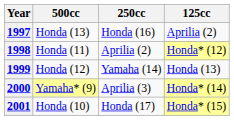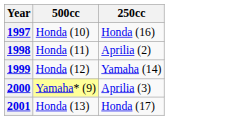- column: (196, 13)
(63, 32) Honda (13) -> (63, 32) Honda (10)
(63, 106) Honda (10) -> (63, 106) Honda (13)
